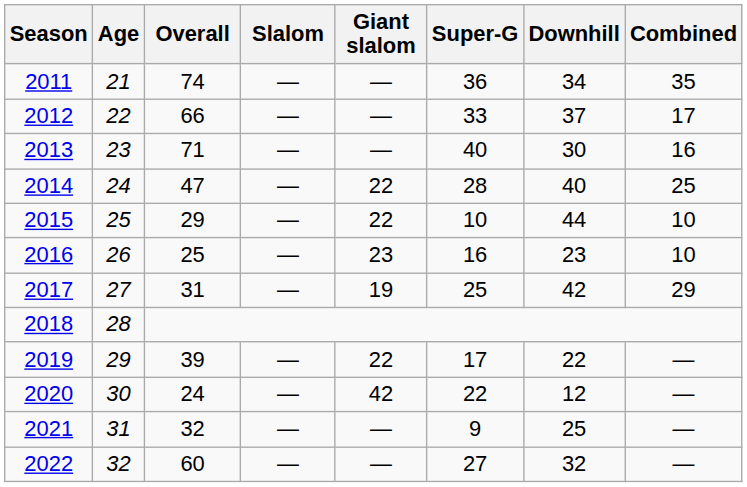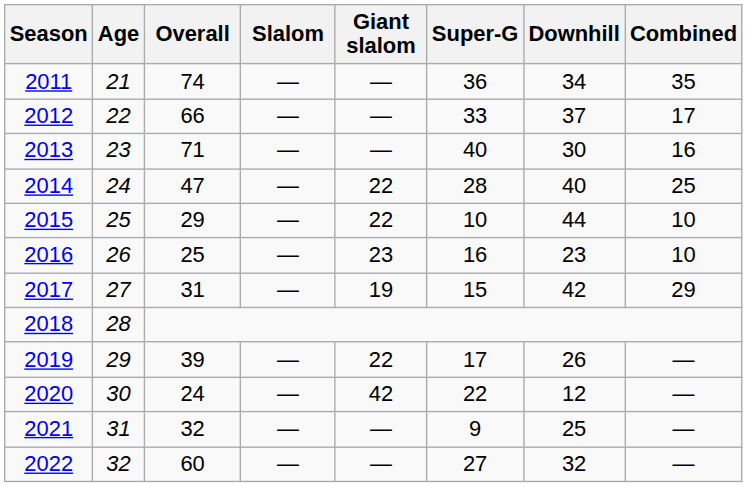(475, 289) 25 -> (475, 289) 15
(574, 359) 22 -> (574, 359) 26
